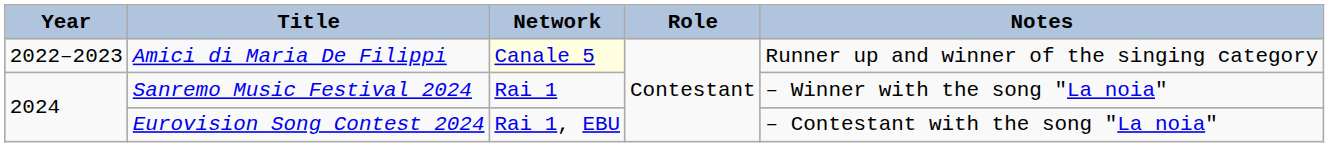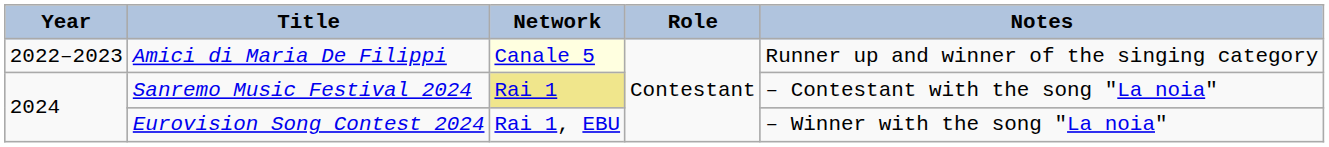(526, 90) no background -> (526, 90) khaki background
(967, 90) – Winner with the song "La noia" -> (992, 90) – Contestant with the song "La noia"
(992, 124) – Contestant with the song "La noia" -> (967, 124) – Winner with the song "La noia"
